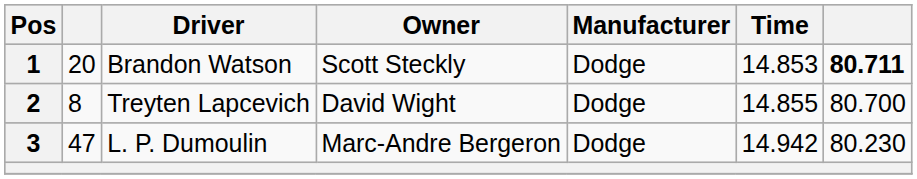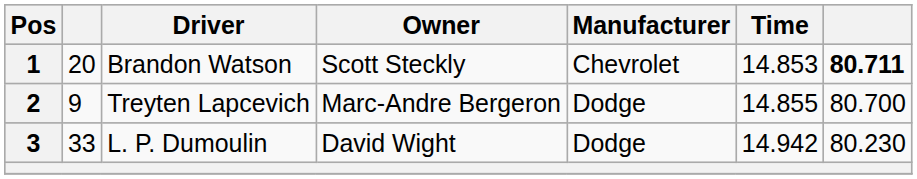(609, 64) Dodge -> (626, 64) Chevrolet
(75, 104) 8 -> (75, 104) 9
(389, 104) David Wight -> (441, 104) Marc-Andre Bergeron
(82, 143) 47 -> (82, 143) 33
(441, 143) Marc-Andre Bergeron -> (389, 143) David Wight
